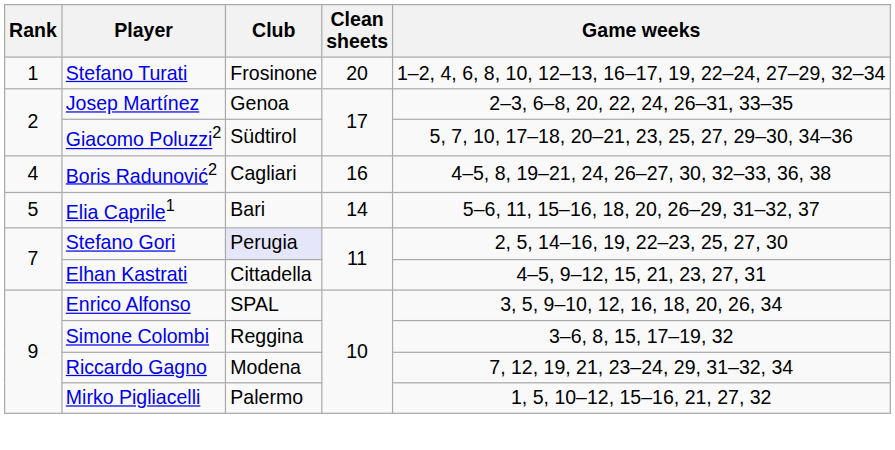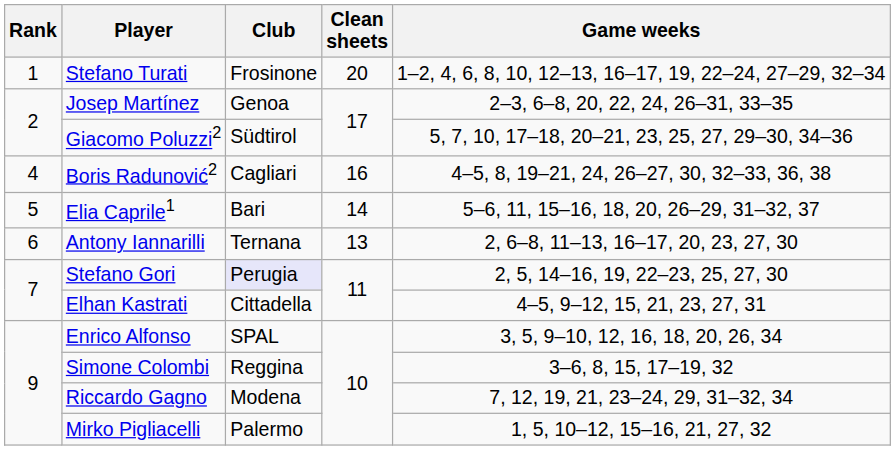+ row: (135, 243)
